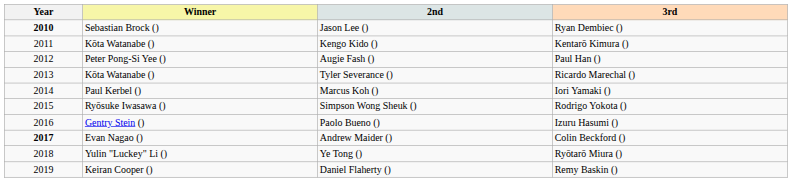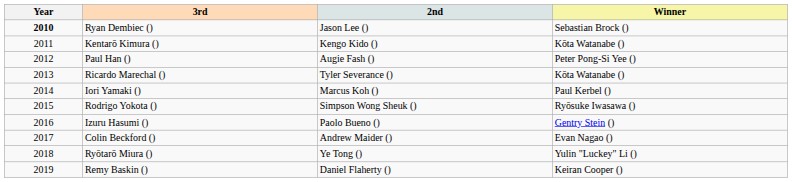columns swapped: (200, 12) <-> (670, 12)
(43, 138) bold -> (43, 138) normal
